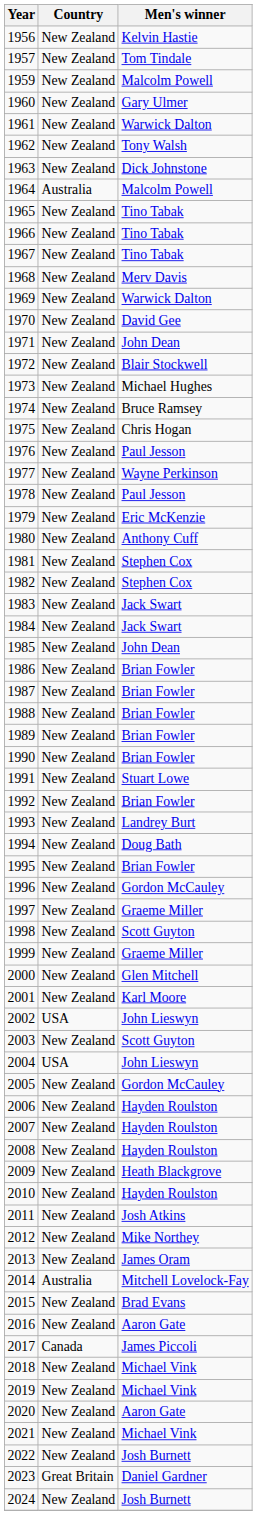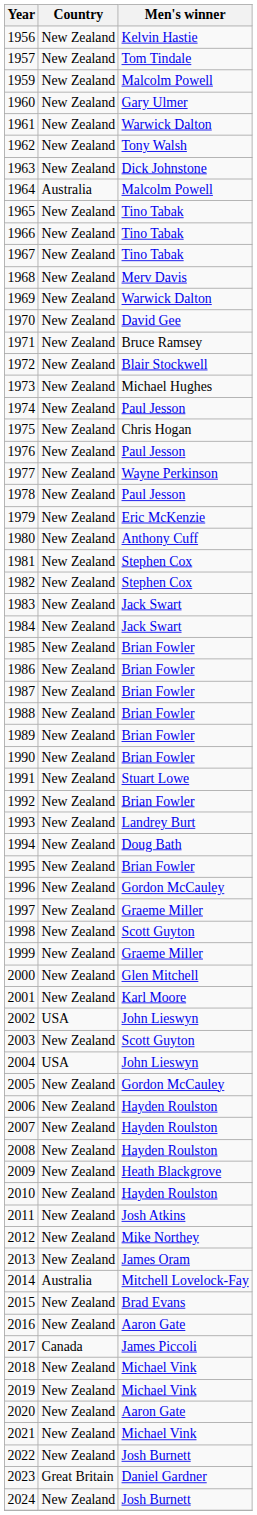(151, 342) John Dean -> (162, 342) Bruce Ramsey
(162, 408) Bruce Ramsey -> (153, 408) Paul Jesson
(151, 648) John Dean -> (158, 648) Brian Fowler
